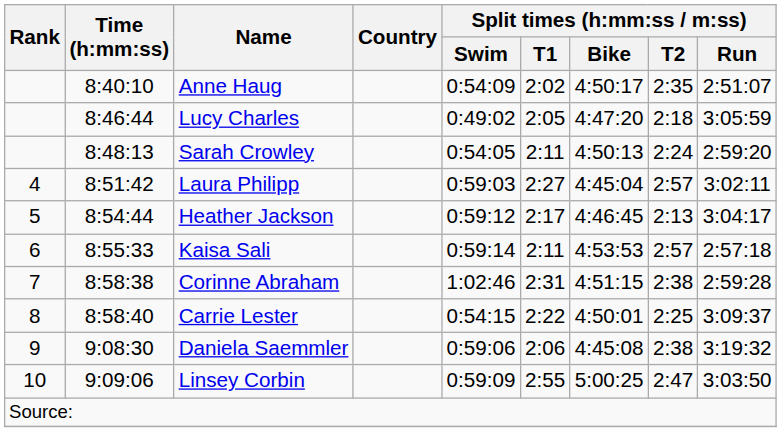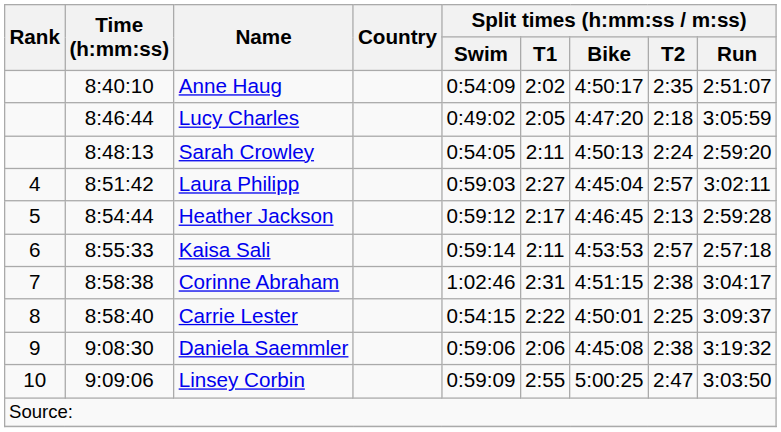(737, 217) 3:04:17 -> (737, 217) 2:59:28
(737, 282) 2:59:28 -> (737, 282) 3:04:17
